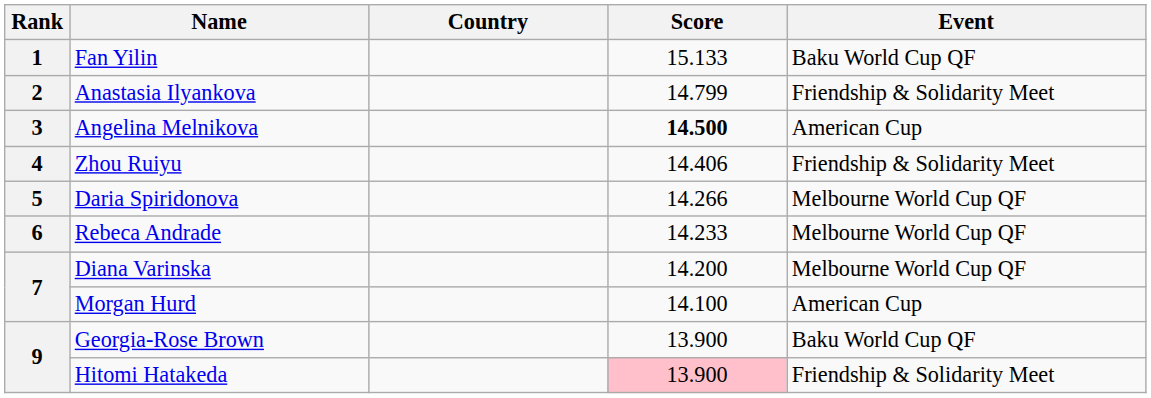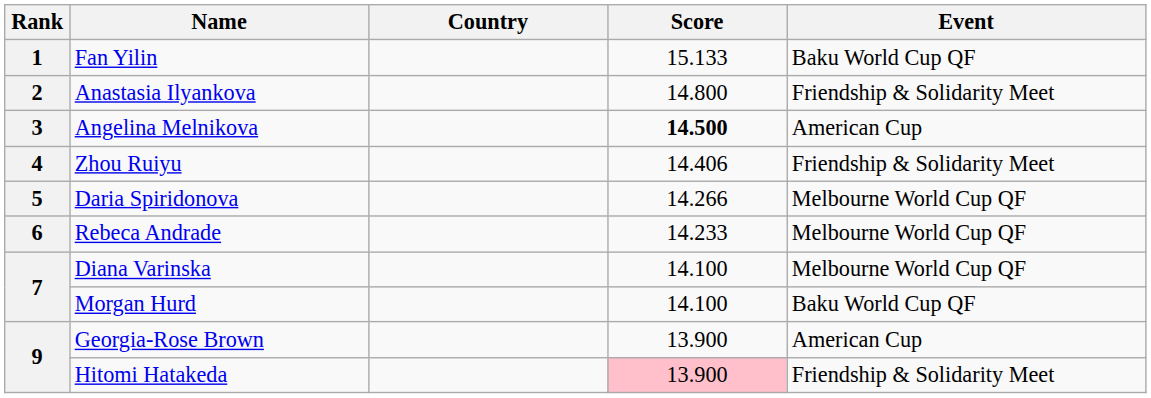(697, 92) 14.799 -> (697, 92) 14.800
(697, 269) 14.200 -> (697, 269) 14.100
(857, 304) American Cup -> (884, 304) Baku World Cup QF
(884, 339) Baku World Cup QF -> (857, 339) American Cup
